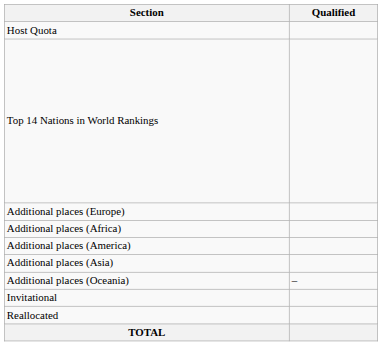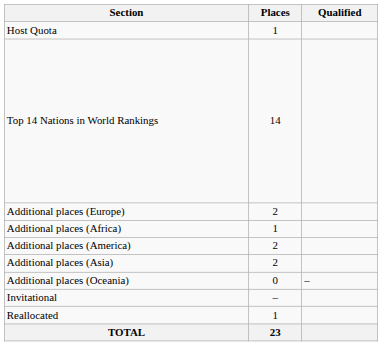+ column: (275, 13)
